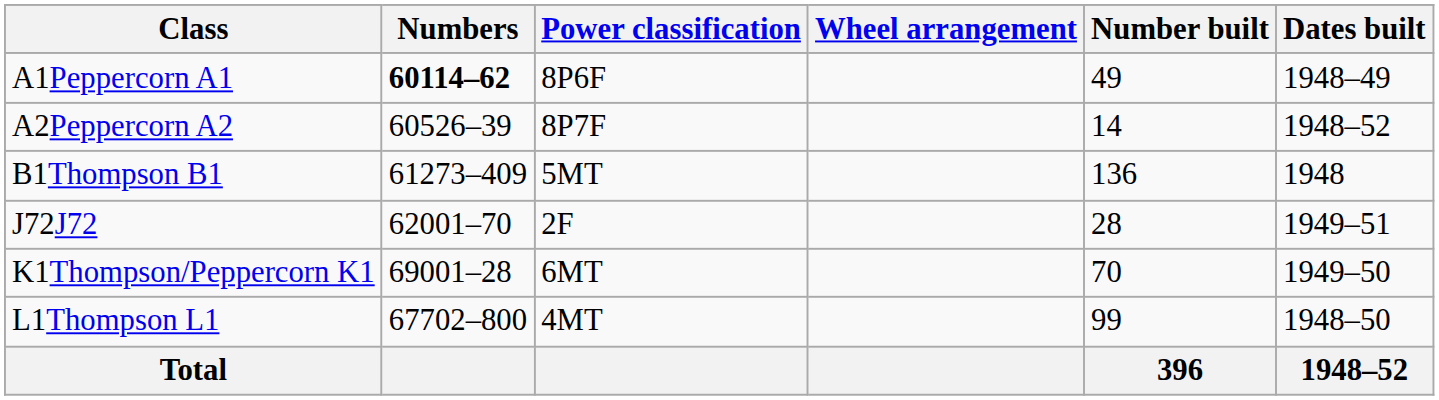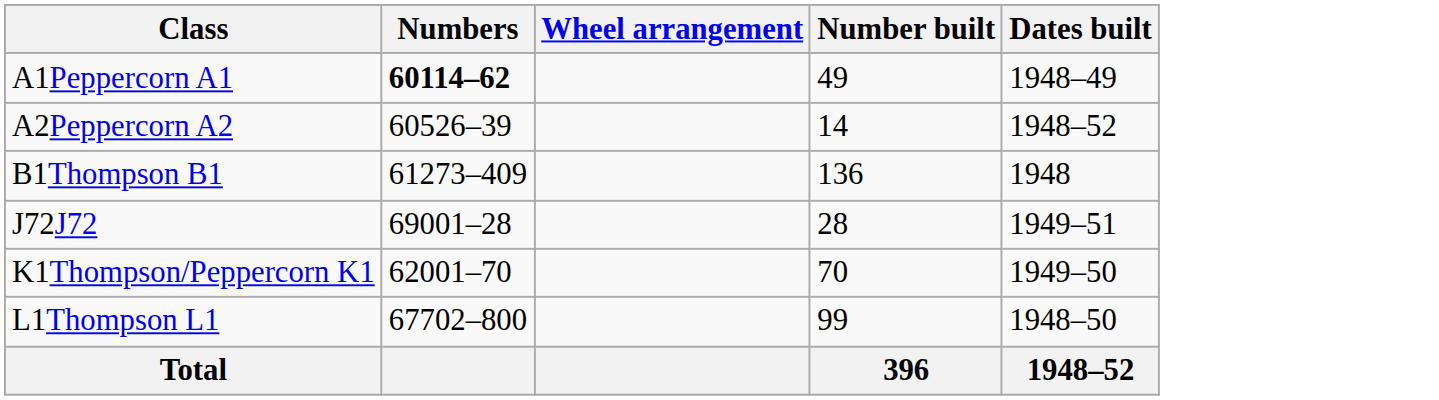- column: (671, 28)
(450, 223) 62001–70 -> (450, 223) 69001–28
(450, 272) 69001–28 -> (450, 272) 62001–70
